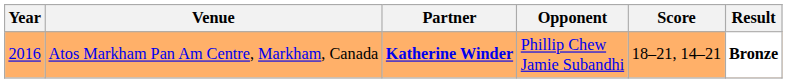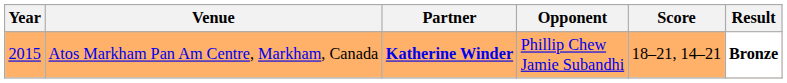(25, 54) 2016 -> (25, 54) 2015
